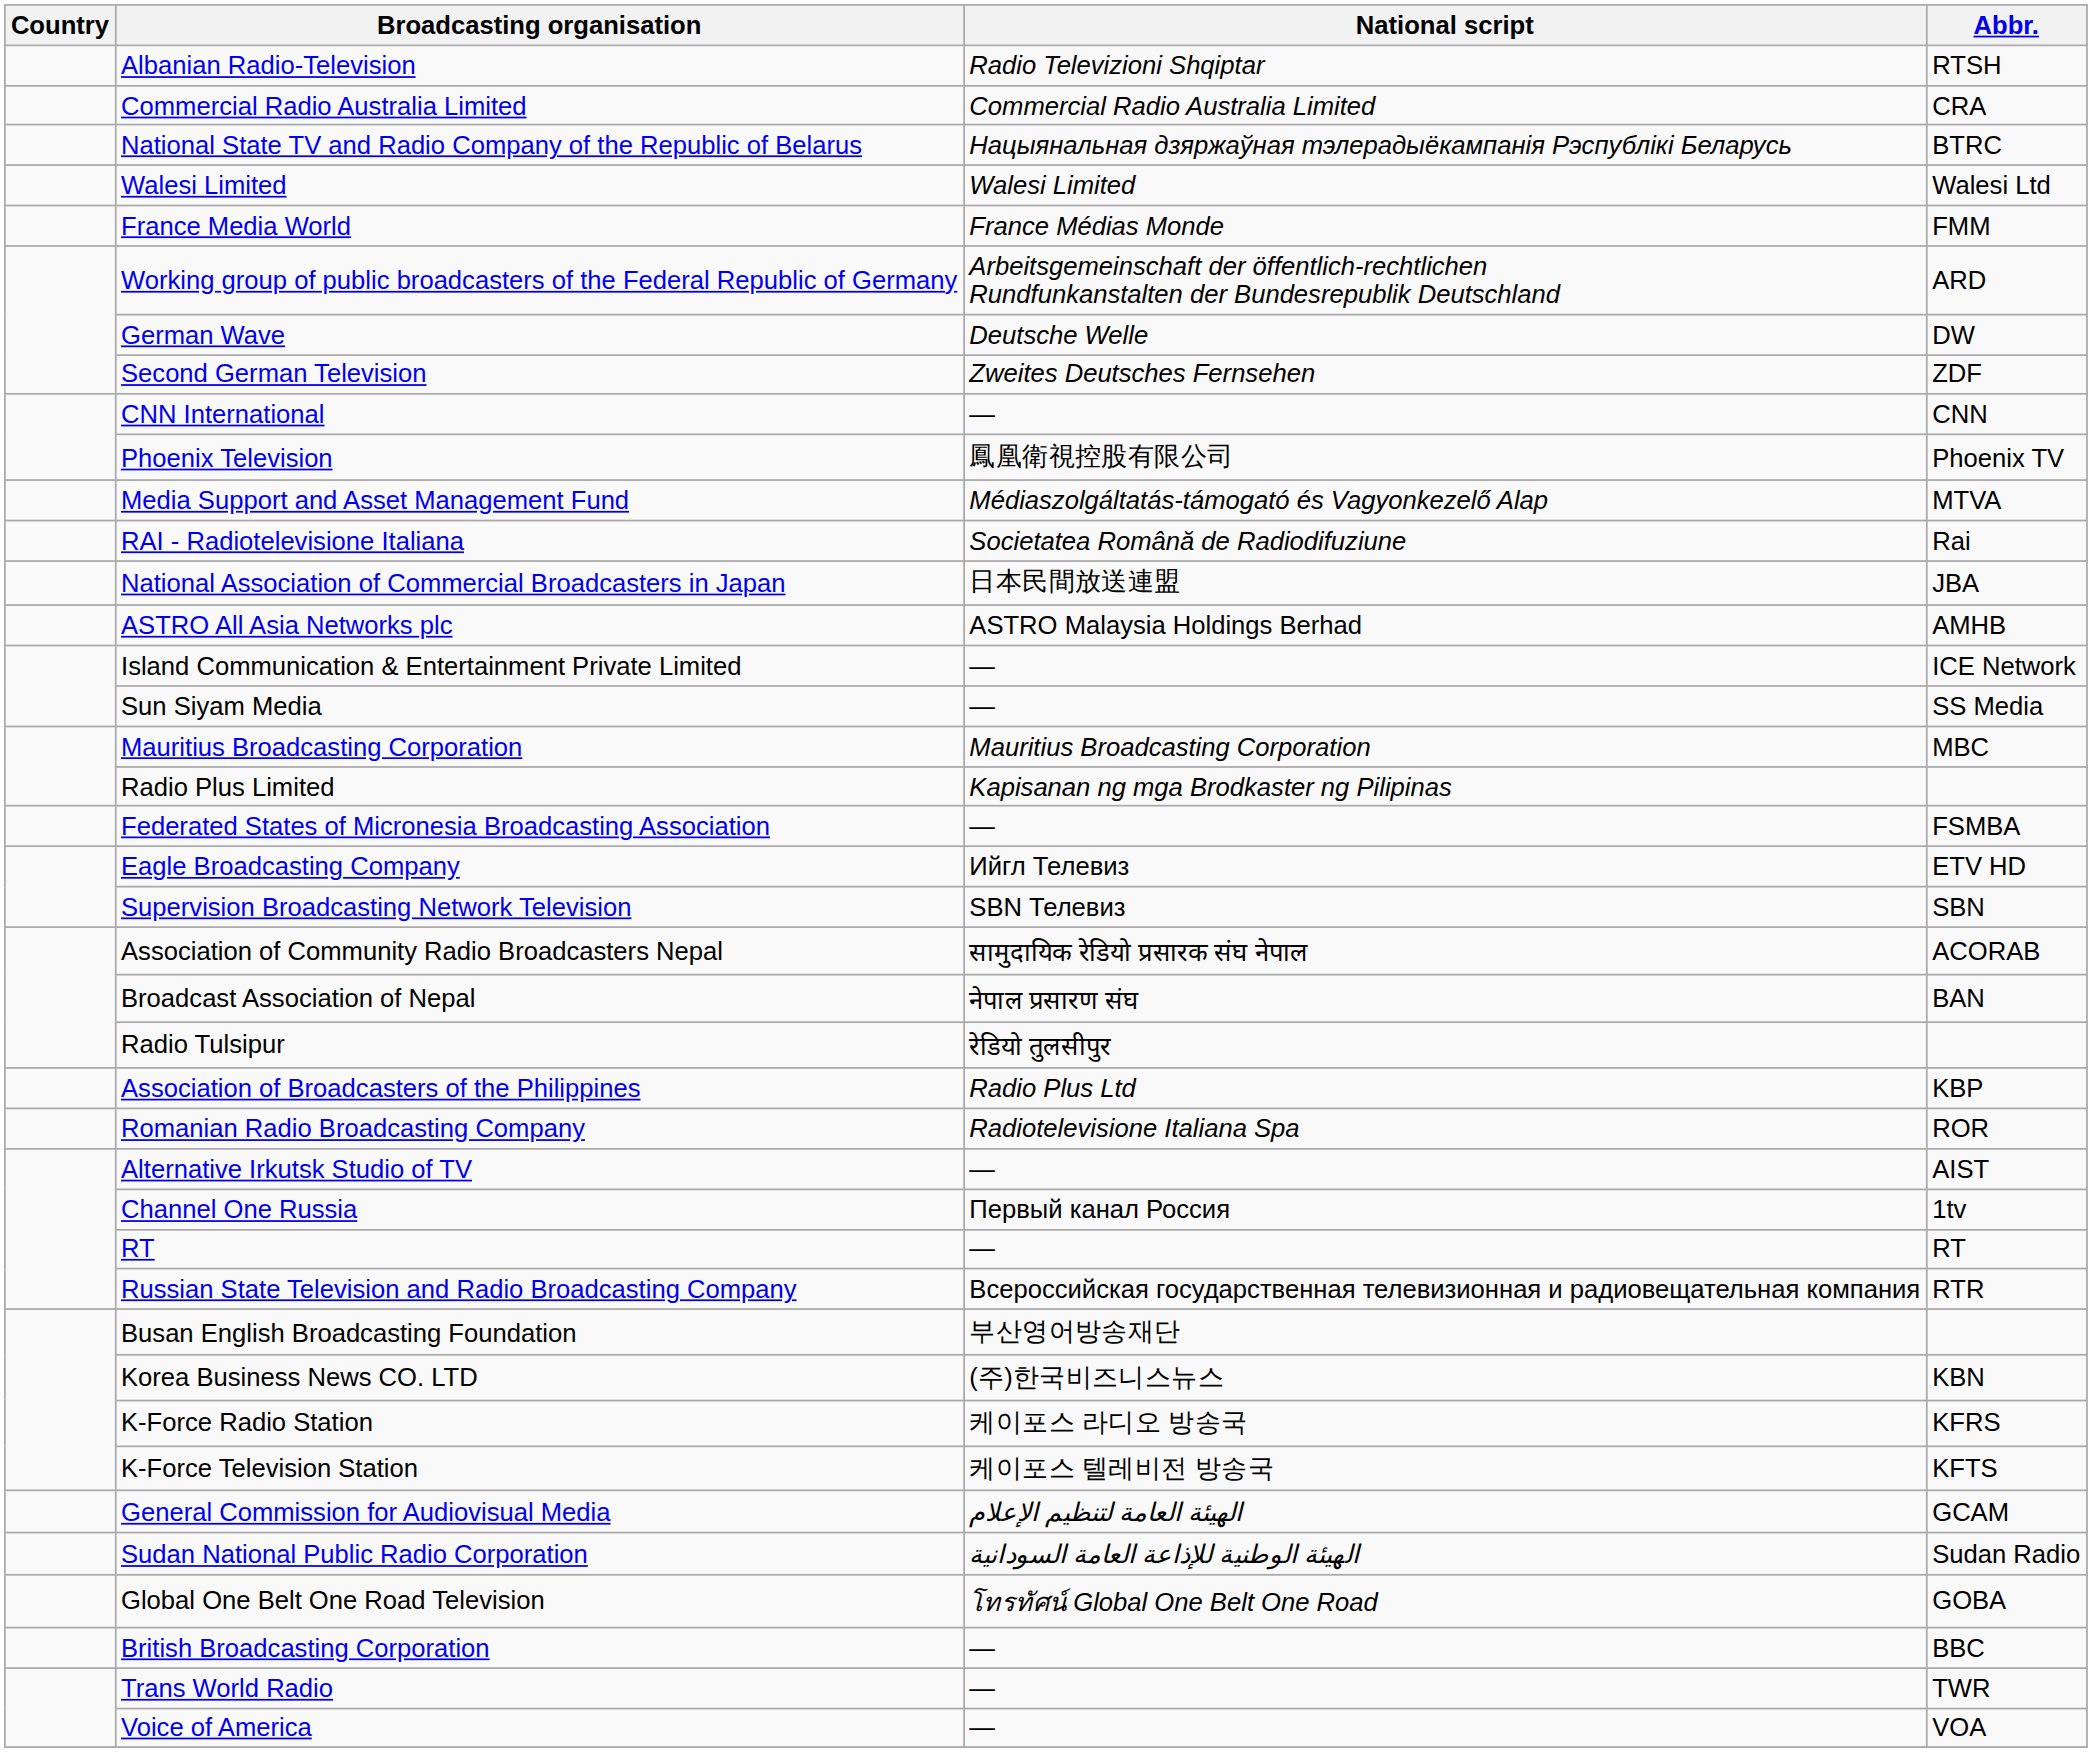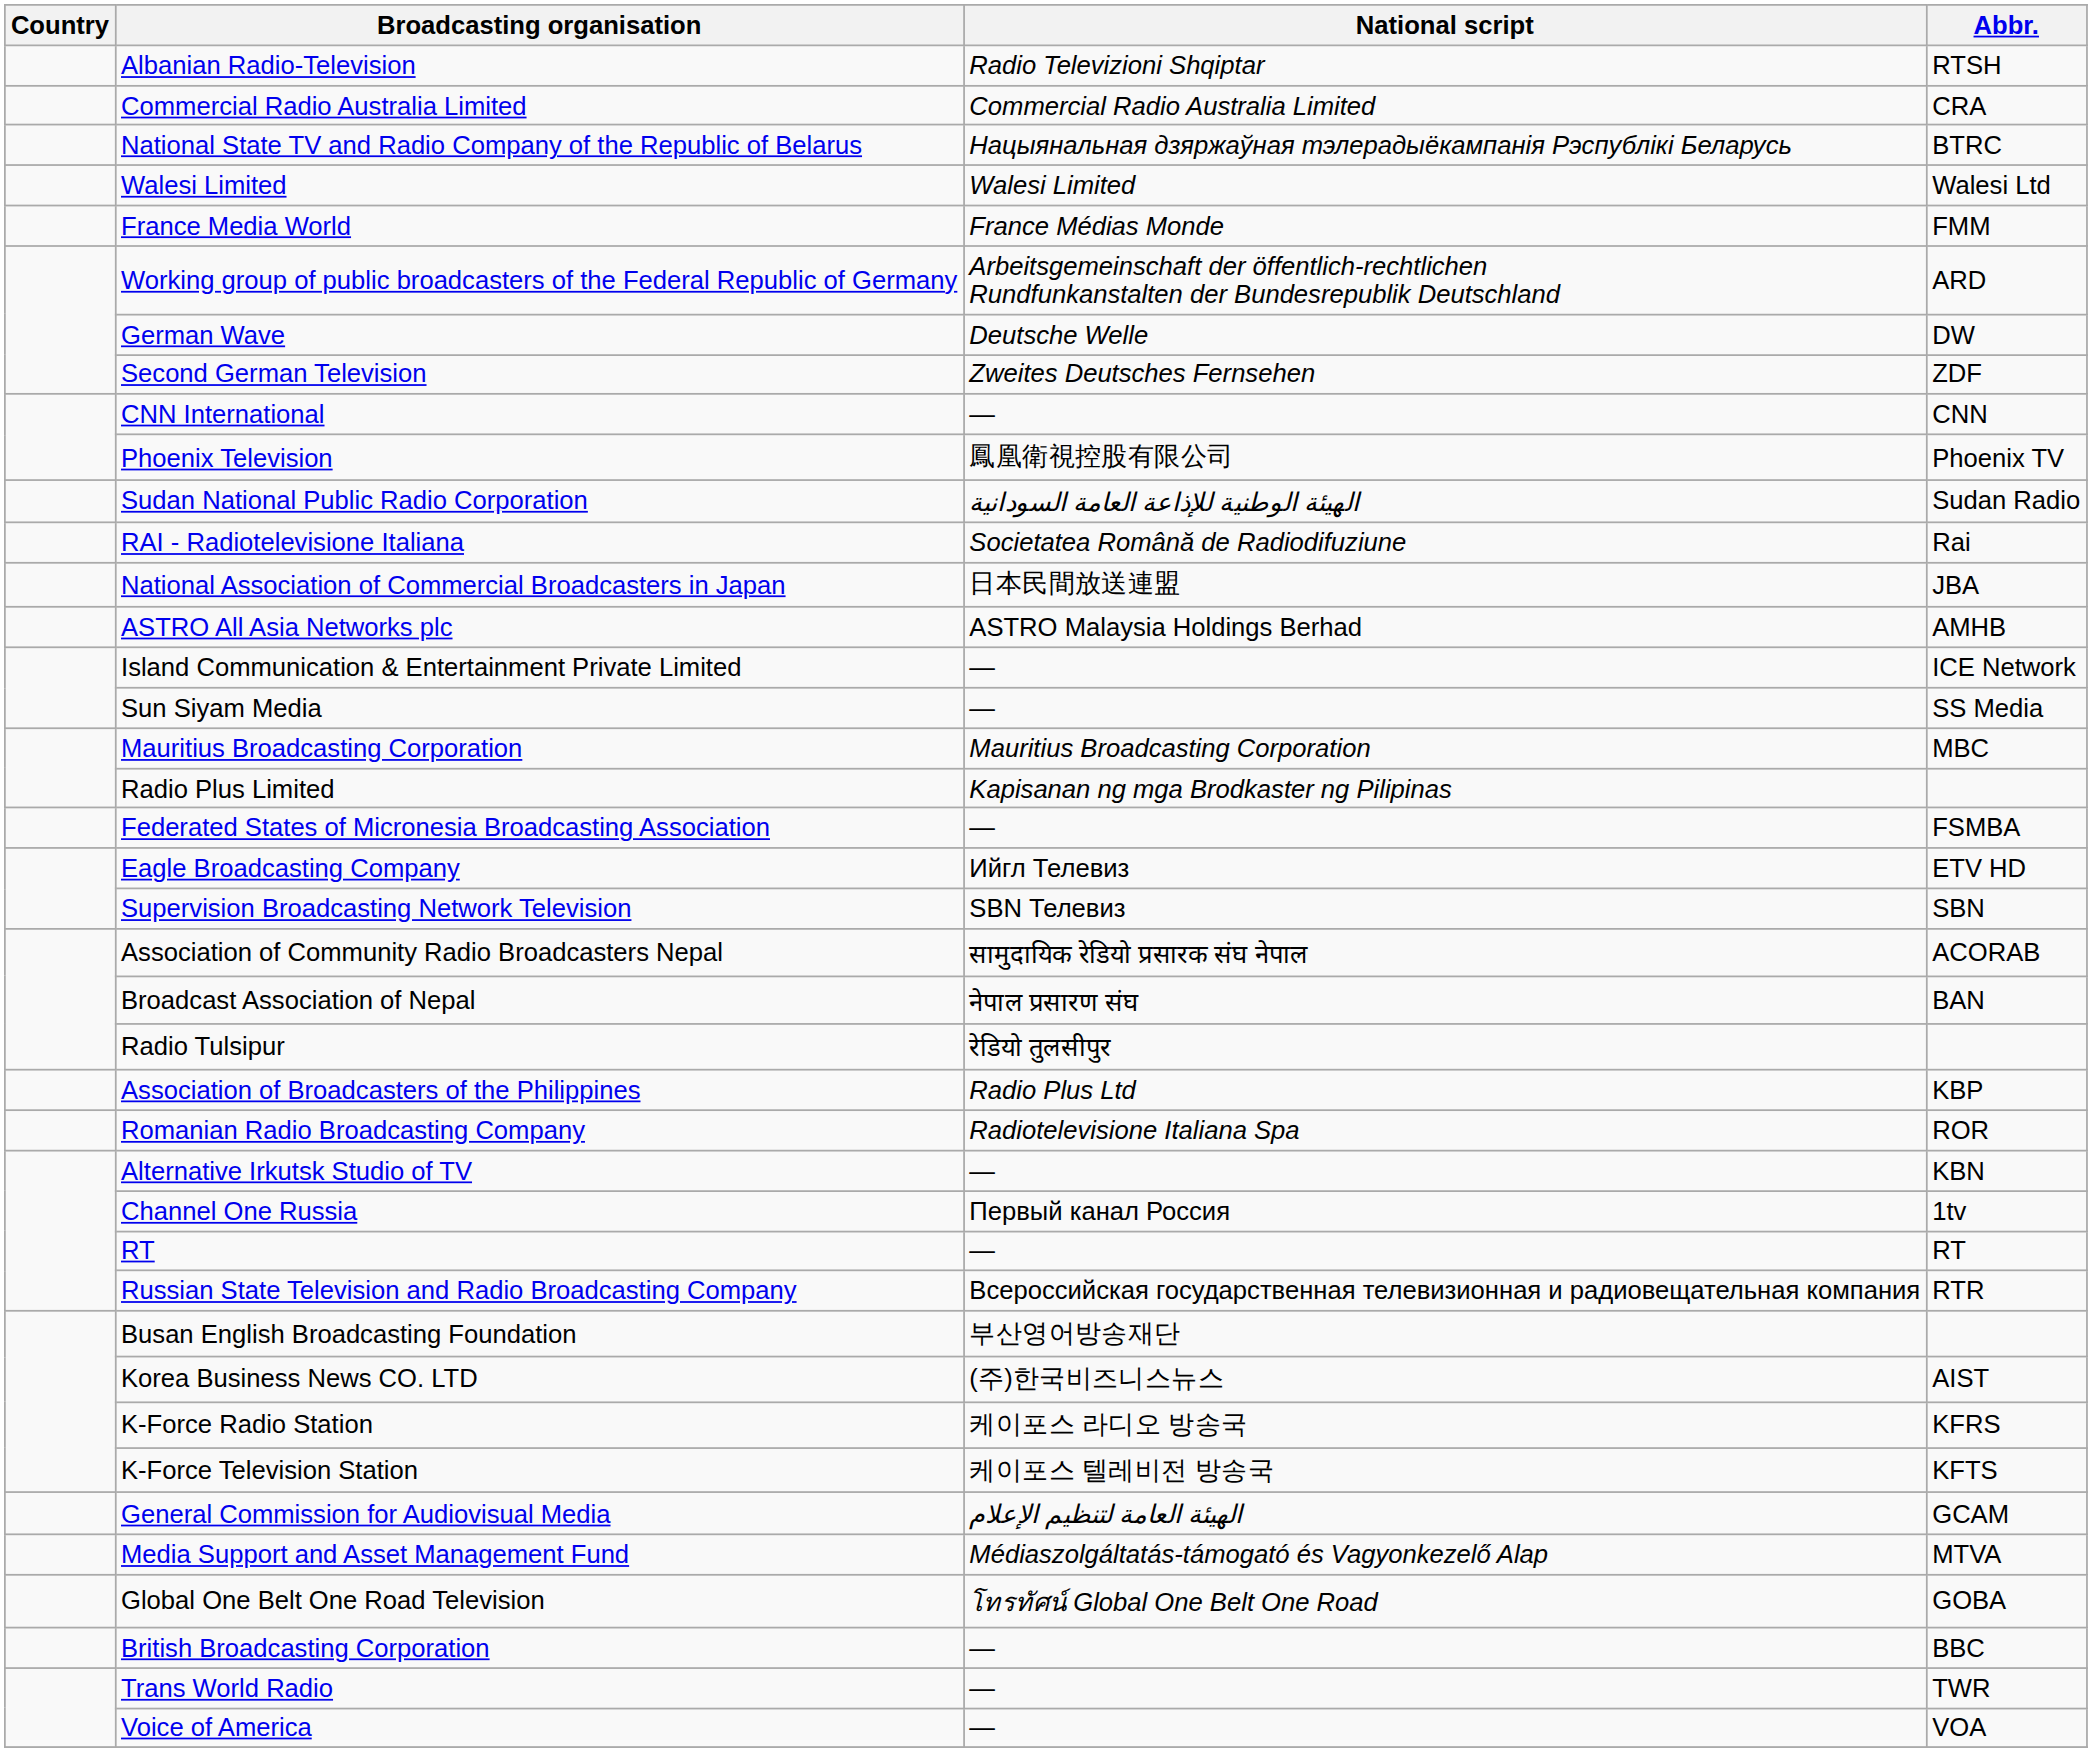rows swapped: (375, 500) <-> (354, 1554)
(1961, 1168) AIST -> (1959, 1170) KBN
(1959, 1377) KBN -> (1961, 1379) AIST
